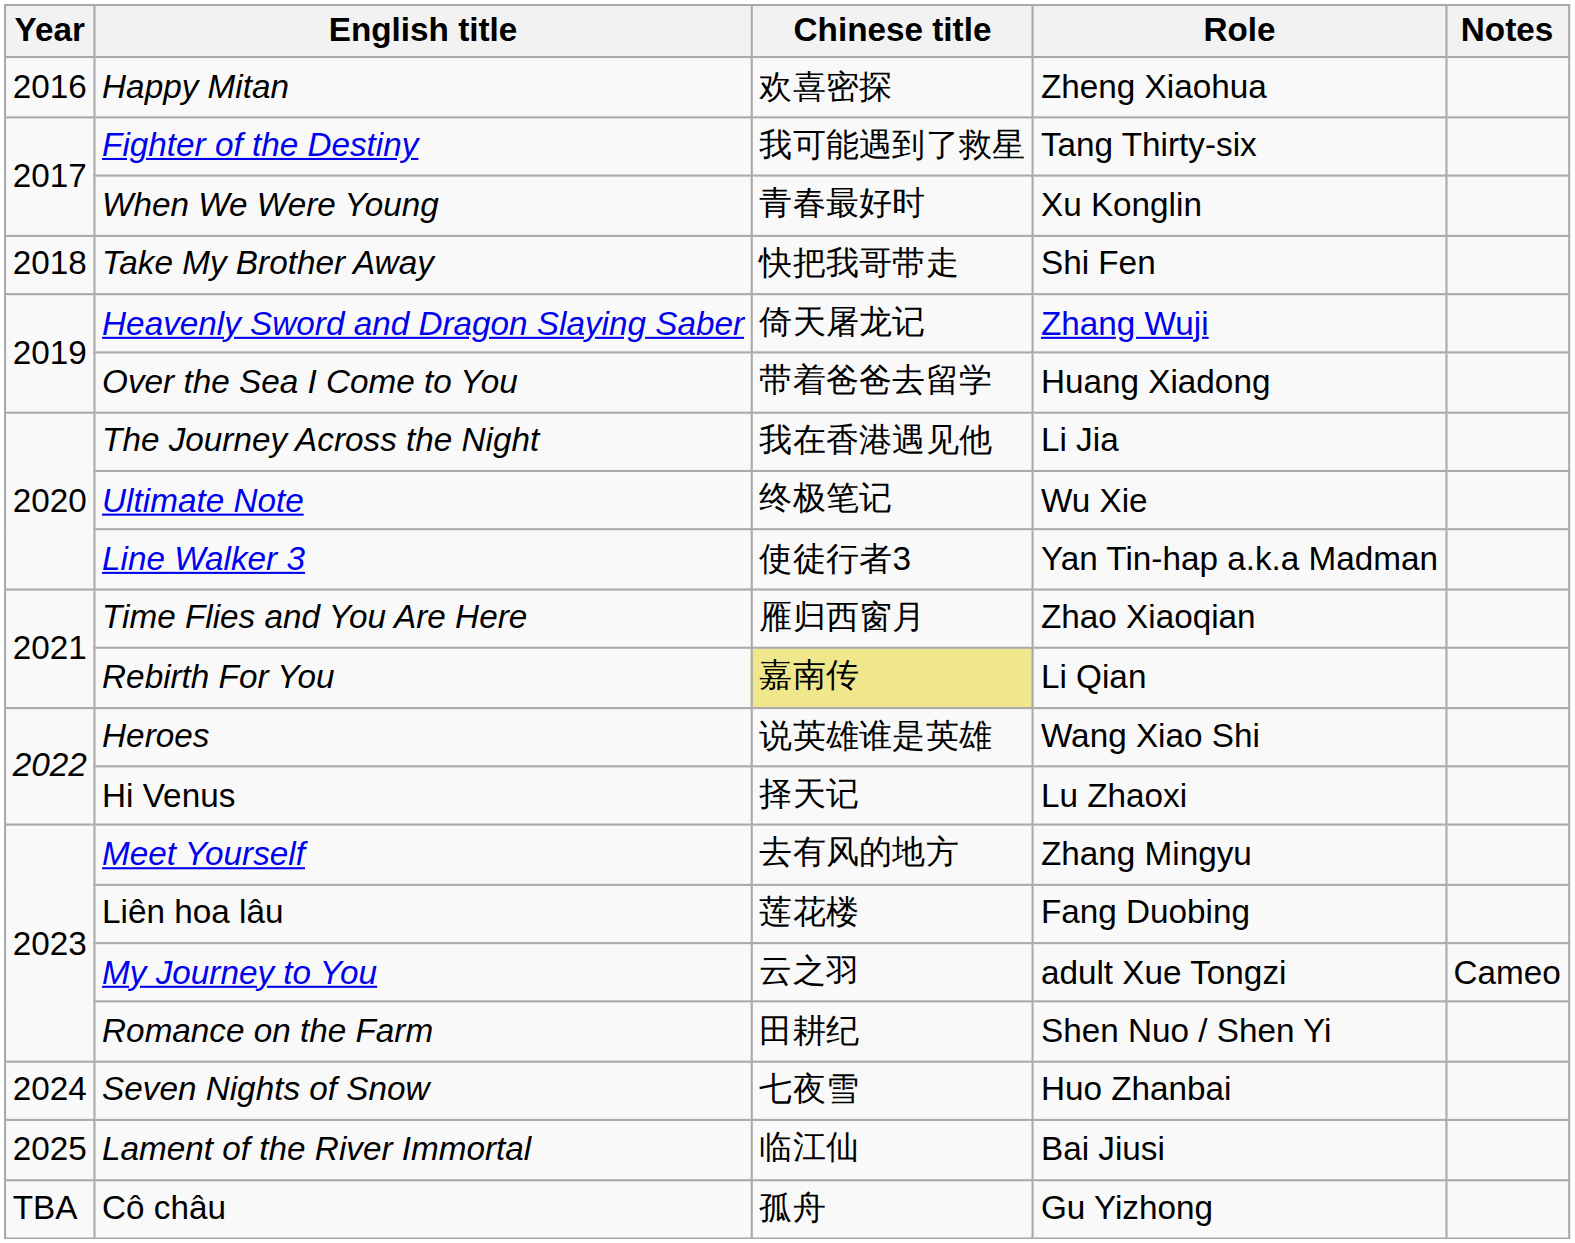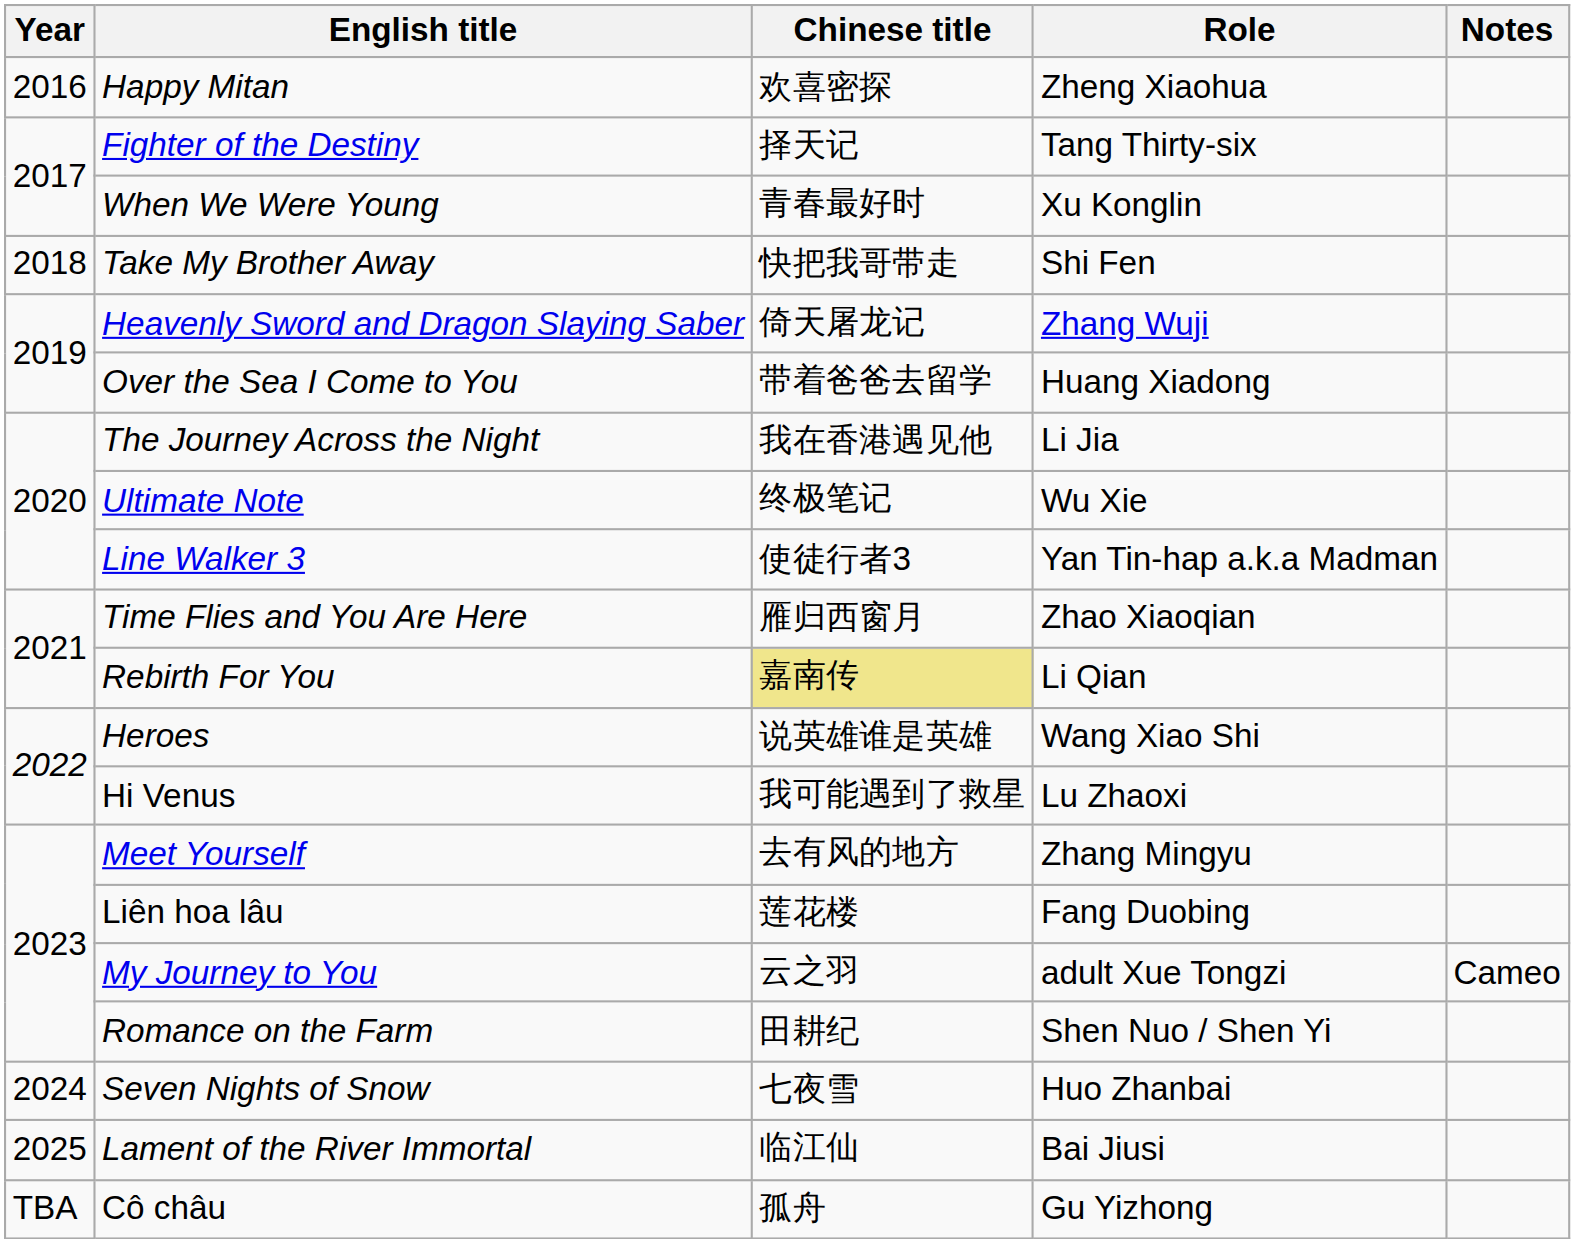(892, 144) 我可能遇到了救星 -> (809, 144) 择天记
(809, 793) 择天记 -> (892, 793) 我可能遇到了救星
